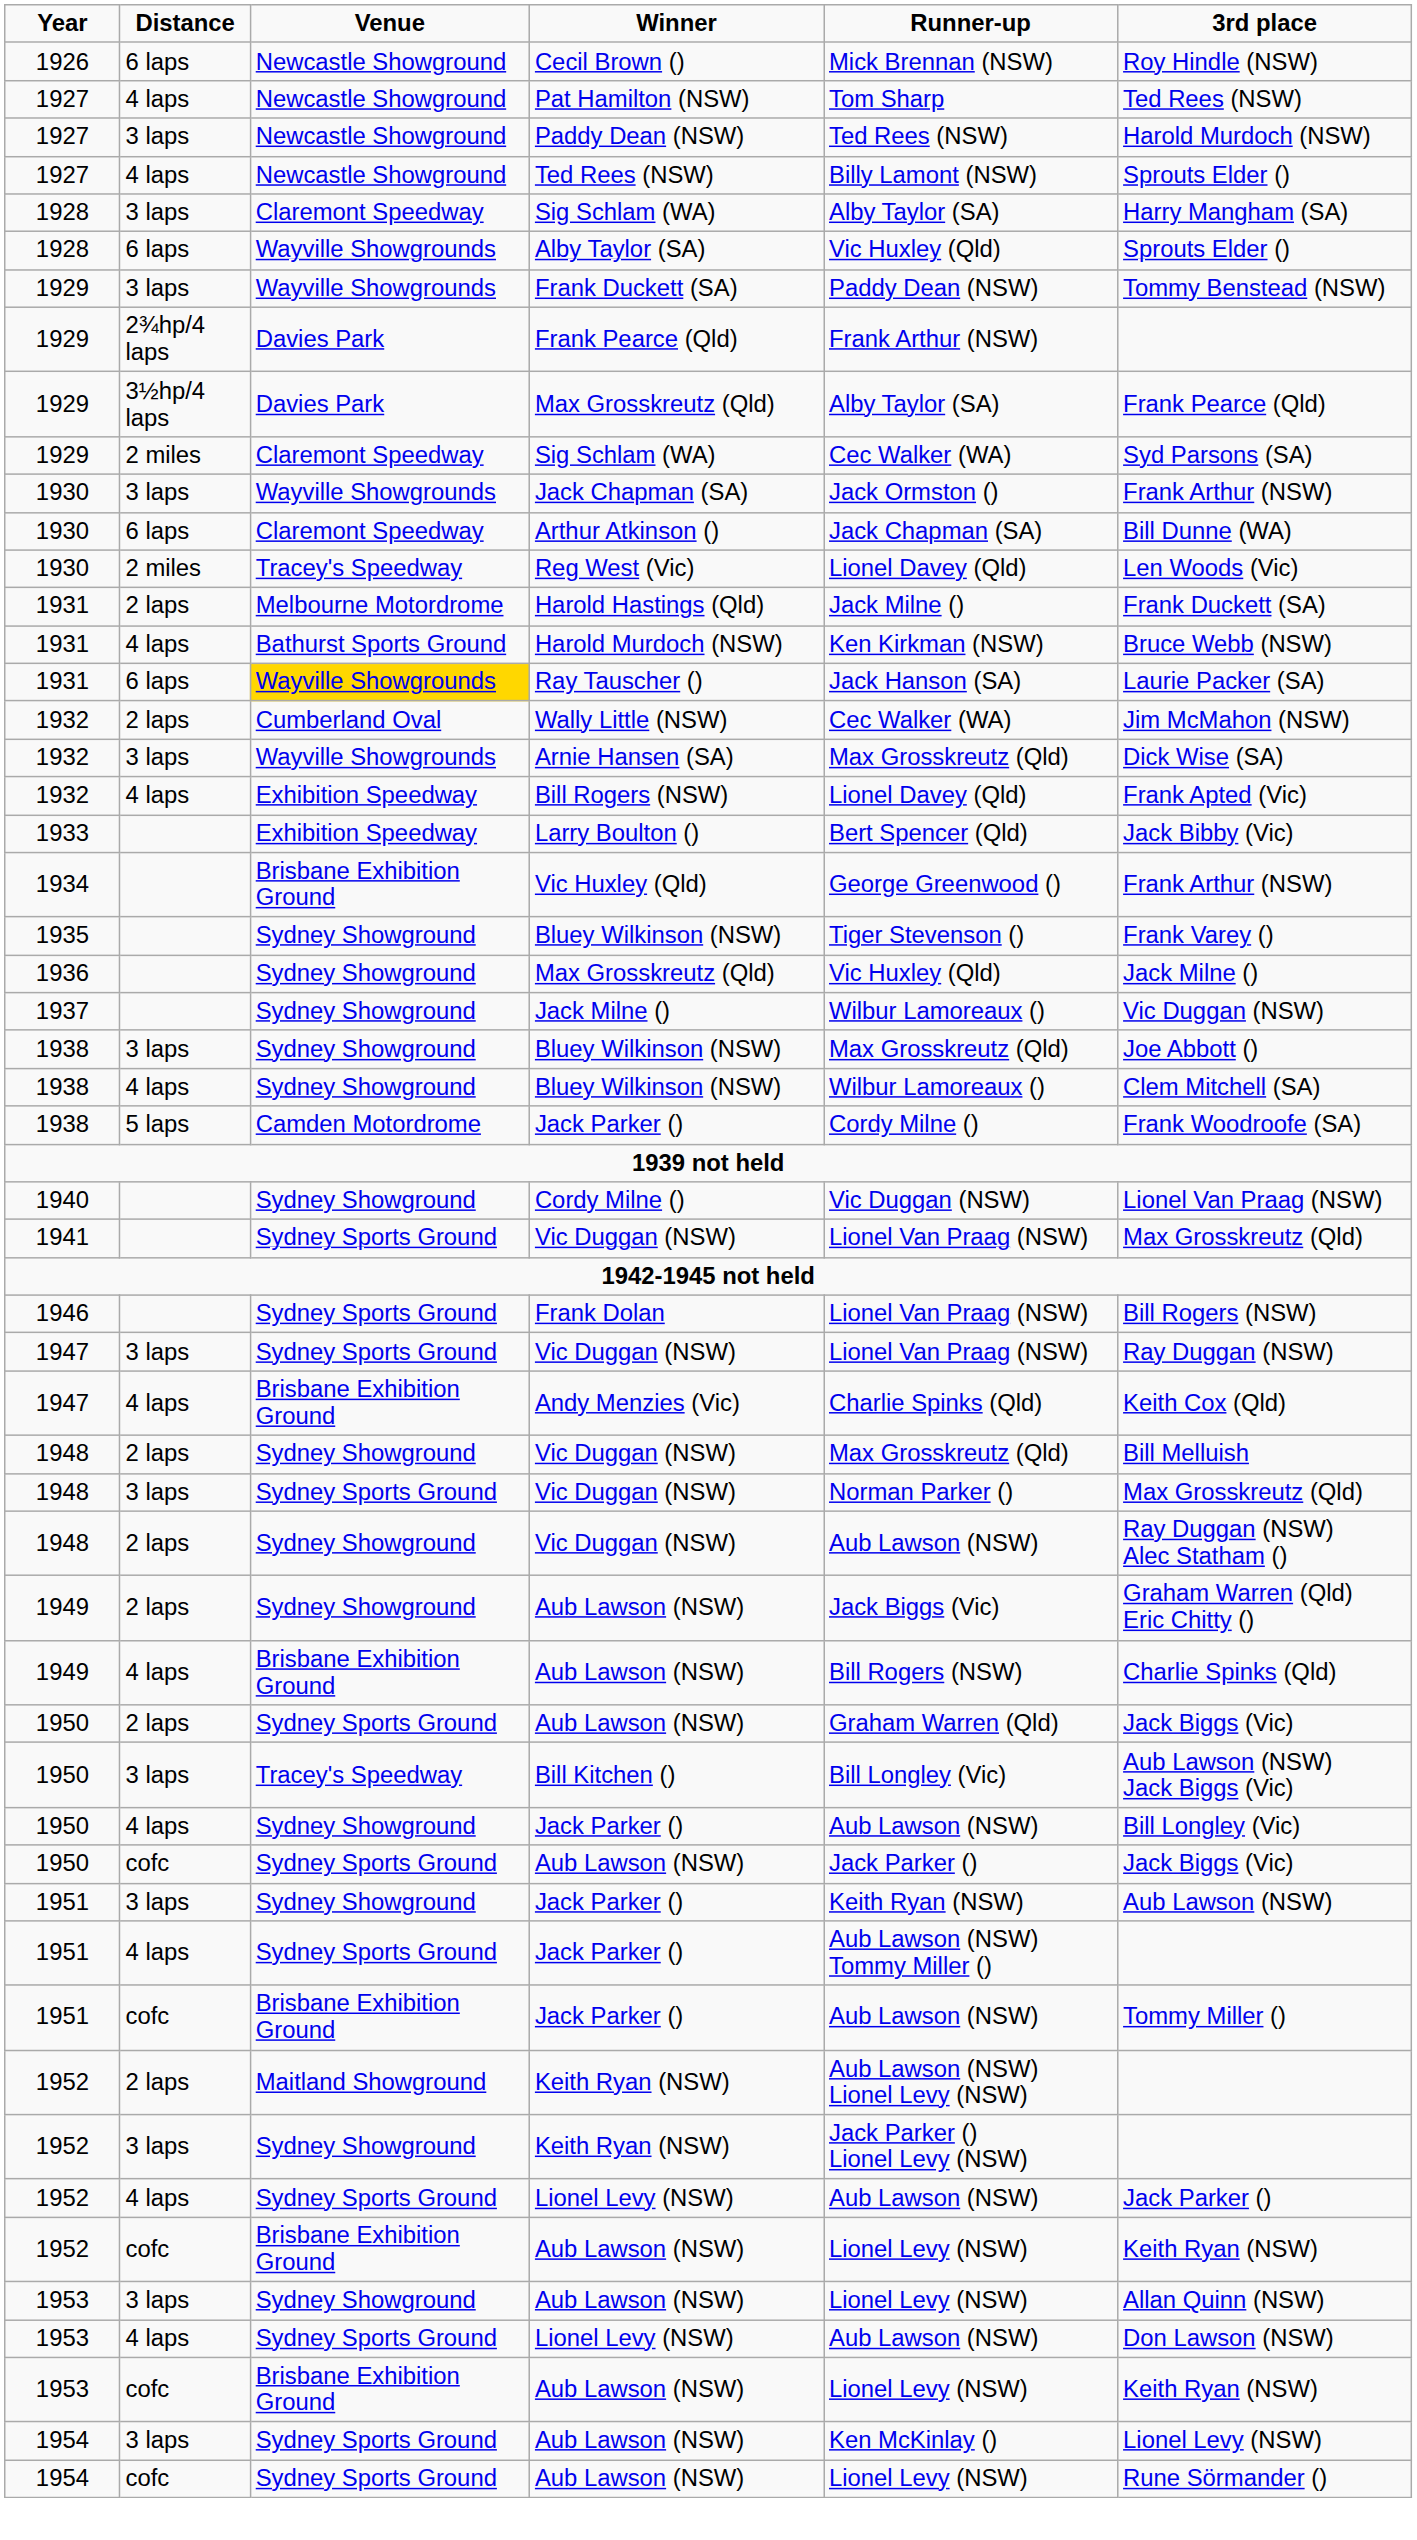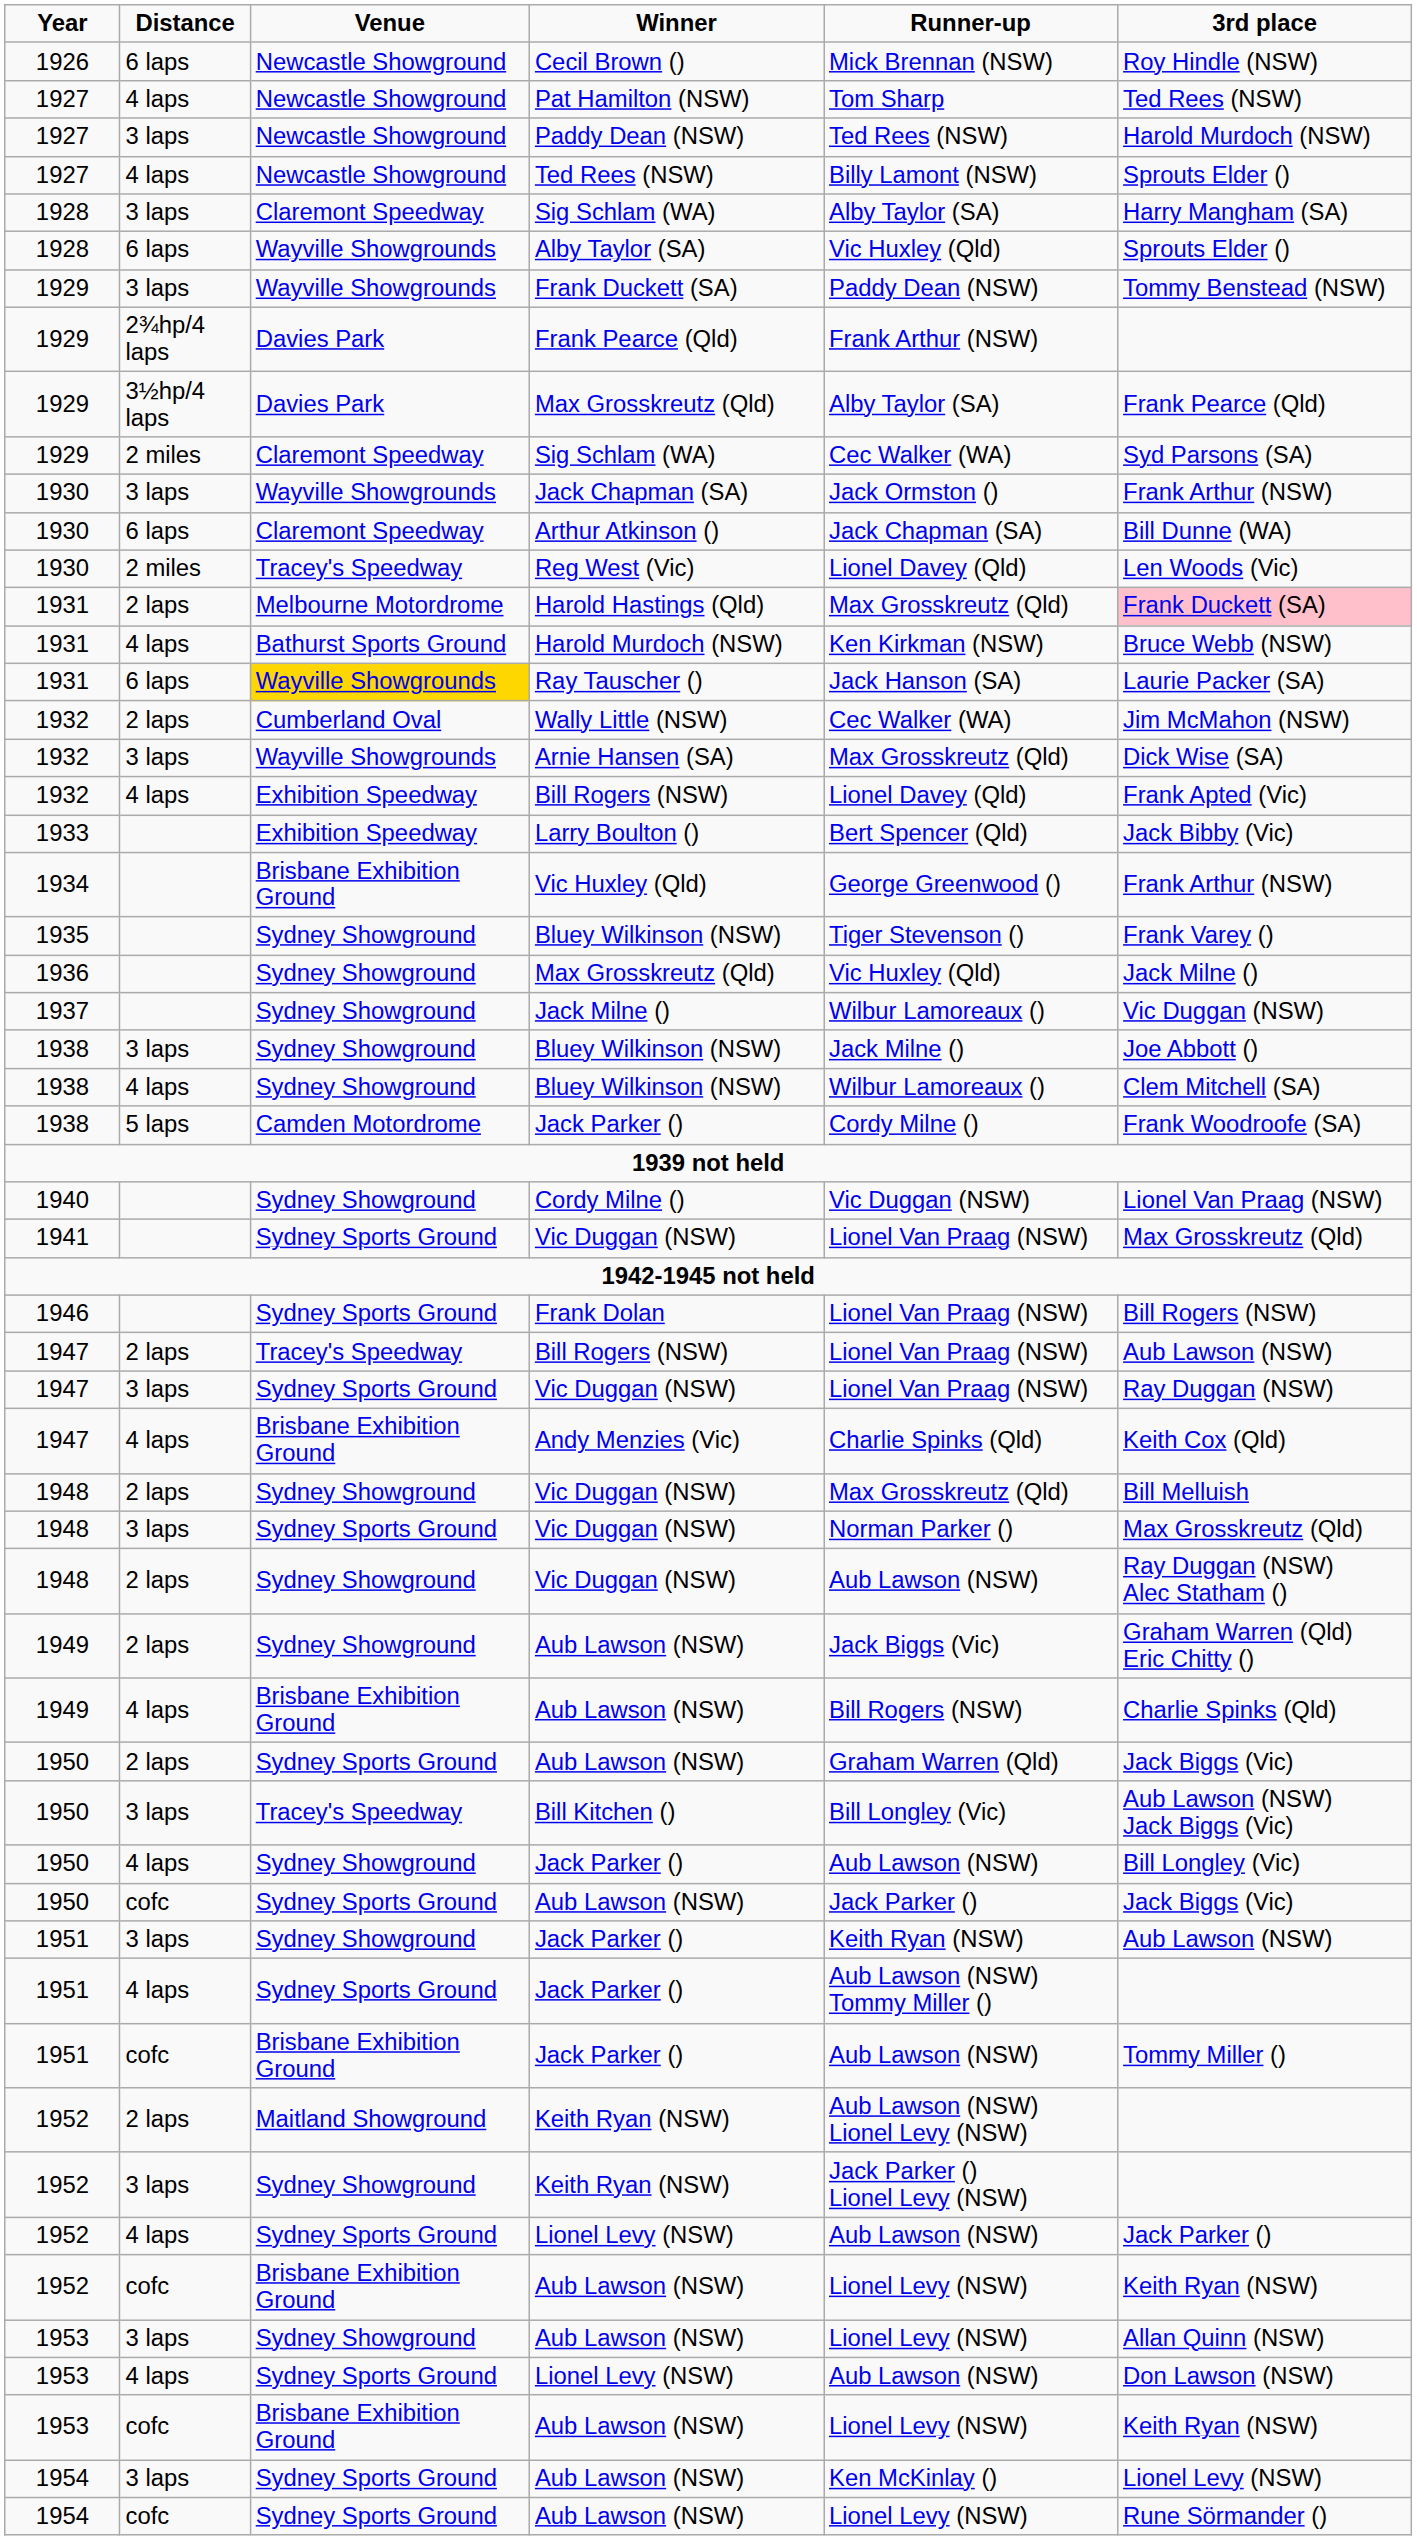(897, 606) Jack Milne () -> (949, 606) Max Grosskreutz (Qld)
(1224, 606) no background -> (1224, 606) pink background
(949, 1049) Max Grosskreutz (Qld) -> (897, 1049) Jack Milne ()
+ row: (157, 1351)
